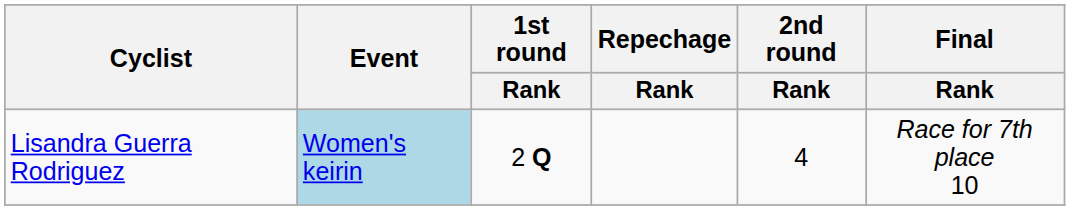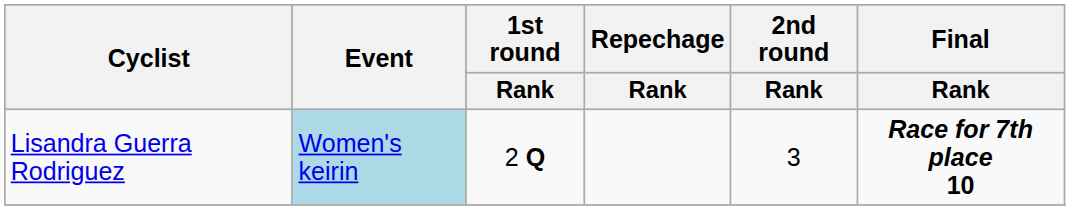(801, 158) 4 -> (794, 158) 3
(965, 158) normal -> (961, 158) bold
